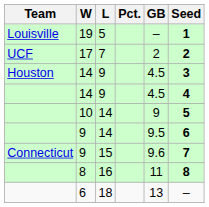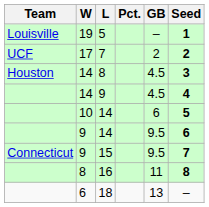(102, 73) 9 -> (102, 73) 8
(156, 113) 9 -> (156, 113) 6
(156, 152) 9.6 -> (156, 152) 9.5
